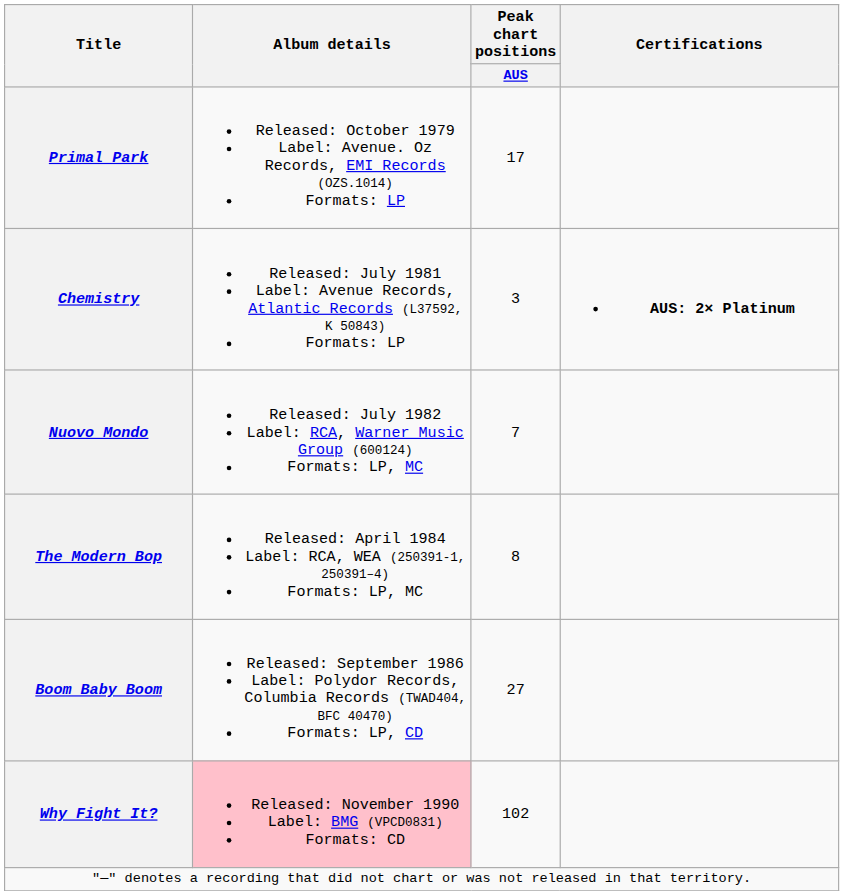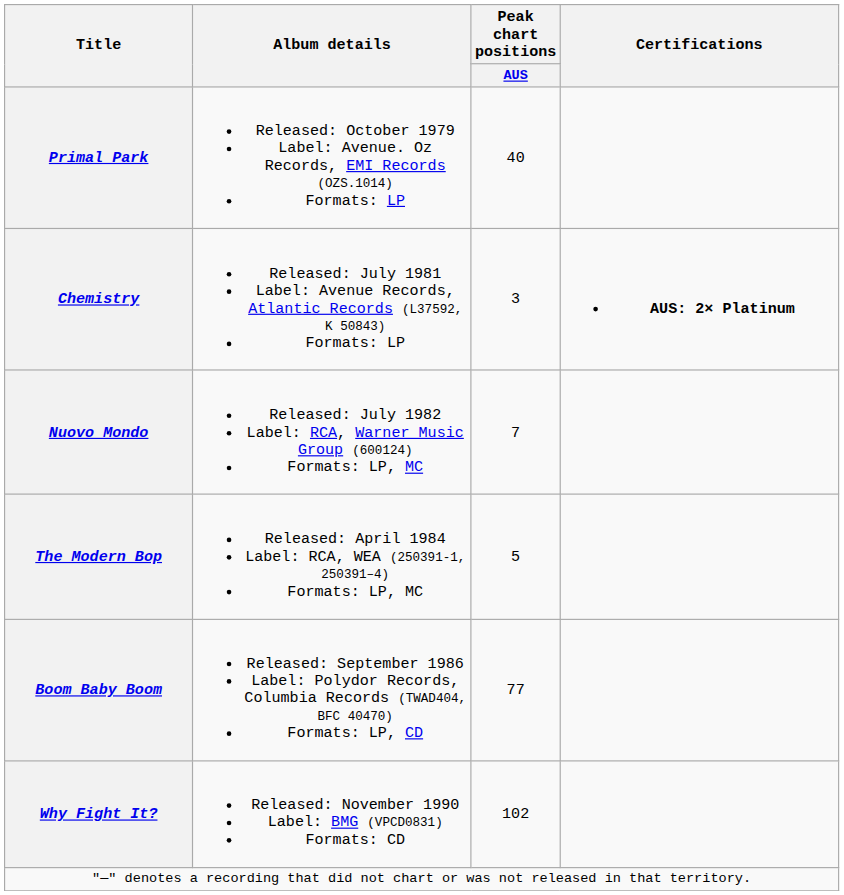(516, 158) 17 -> (516, 158) 40
(516, 557) 8 -> (516, 557) 5
(516, 690) 27 -> (516, 690) 77
(332, 823) pink background -> (332, 823) no background
